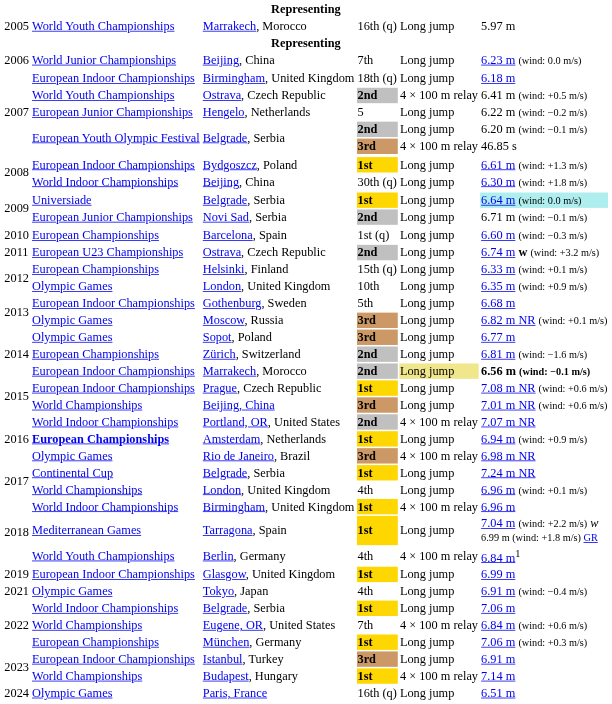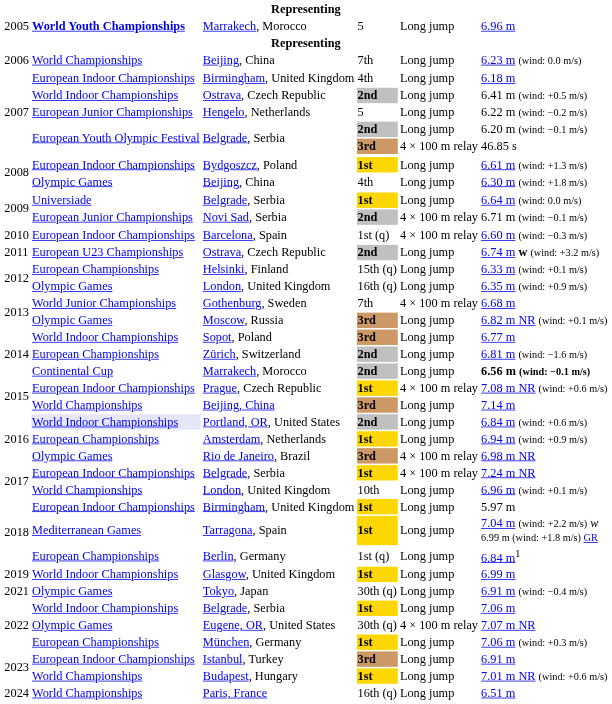(103, 26) normal -> (108, 26) bold
(377, 26) 16th (q) -> (361, 26) 5
(498, 26) 5.97 m -> (498, 26) 6.96 m
(104, 60) World Junior Championships -> (87, 60) World Championships
(377, 78) 18th (q) -> (365, 78) 4th
(103, 95) World Youth Championships -> (105, 95) World Indoor Championships
(439, 95) 4 × 100 m relay -> (427, 95) Long jump
(105, 181) World Indoor Championships -> (72, 181) Olympic Games
(377, 181) 30th (q) -> (365, 181) 4th
(531, 200) paleturquoise background -> (531, 200) no background
(427, 217) Long jump -> (439, 217) 4 × 100 m relay
(96, 235) European Championships -> (113, 235) European Indoor Championships
(427, 235) Long jump -> (439, 235) 4 × 100 m relay
(368, 286) 10th -> (377, 286) 16th (q)
(113, 303) European Indoor Championships -> (104, 303) World Junior Championships
(365, 303) 5th -> (365, 303) 7th
(427, 303) Long jump -> (439, 303) 4 × 100 m relay
(72, 337) Olympic Games -> (105, 337) World Indoor Championships
(113, 371) European Indoor Championships -> (73, 371) Continental Cup
(427, 371) khaki background -> (427, 371) no background
(427, 388) Long jump -> (439, 388) 4 × 100 m relay
(544, 405) 7.01 m NR (wind: +0.6 m/s) -> (498, 405) 7.14 m
(105, 422) no background -> (105, 422) lavender background
(439, 422) 4 × 100 m relay -> (427, 422) Long jump
(508, 422) 7.07 m NR -> (534, 422) 6.84 m (wind: +0.6 m/s)
(101, 439) bold -> (96, 439) normal
(73, 472) Continental Cup -> (113, 472) European Indoor Championships
(427, 472) Long jump -> (439, 472) 4 × 100 m relay
(365, 489) 4th -> (368, 489) 10th
(105, 506) World Indoor Championships -> (113, 506) European Indoor Championships
(439, 506) 4 × 100 m relay -> (427, 506) Long jump
(498, 506) 6.96 m -> (498, 506) 5.97 m
(103, 556) World Youth Championships -> (96, 556) European Championships
(365, 556) 4th -> (373, 556) 1st (q)
(439, 556) 4 × 100 m relay -> (427, 556) Long jump
(113, 574) European Indoor Championships -> (105, 574) World Indoor Championships
(365, 591) 4th -> (377, 591) 30th (q)
(87, 625) World Championships -> (72, 625) Olympic Games
(365, 625) 7th -> (377, 625) 30th (q)
(534, 625) 6.84 m (wind: +0.6 m/s) -> (508, 625) 7.07 m NR
(439, 676) 4 × 100 m relay -> (427, 676) Long jump
(498, 676) 7.14 m -> (544, 676) 7.01 m NR (wind: +0.6 m/s)
(72, 693) Olympic Games -> (87, 693) World Championships
